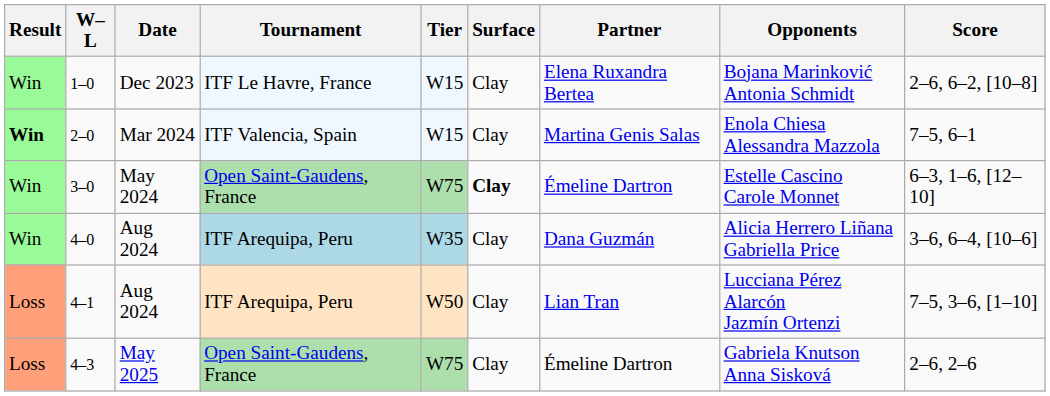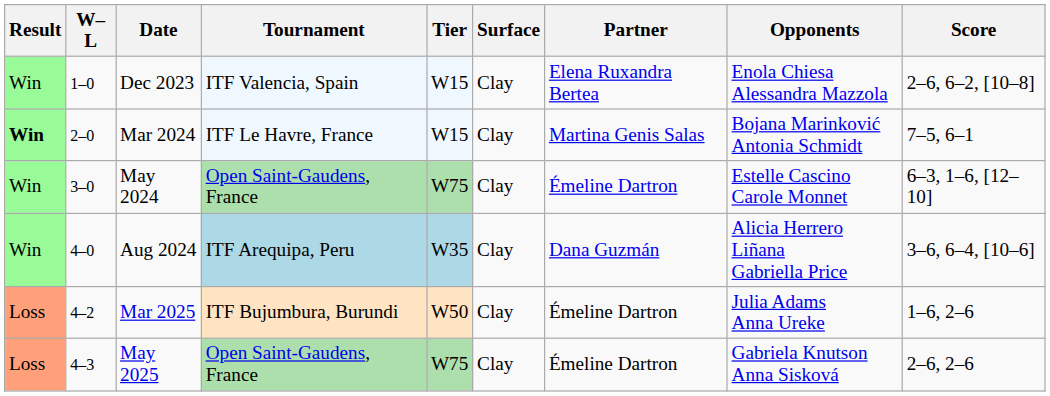(288, 82) ITF Le Havre, France -> (282, 82) ITF Valencia, Spain
(798, 82) Bojana Marinković Antonia Schmidt -> (810, 82) Enola Chiesa Alessandra Mazzola
(280, 134) ITF Valencia, Spain -> (289, 134) ITF Le Havre, France
(802, 134) Enola Chiesa Alessandra Mazzola -> (806, 134) Bojana Marinković Antonia Schmidt
(491, 186) bold -> (495, 186) normal
- row: (82, 302)
+ row: (82, 313)
